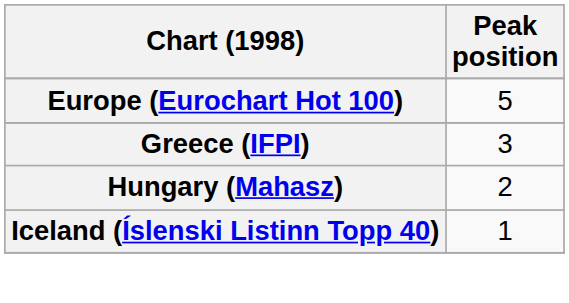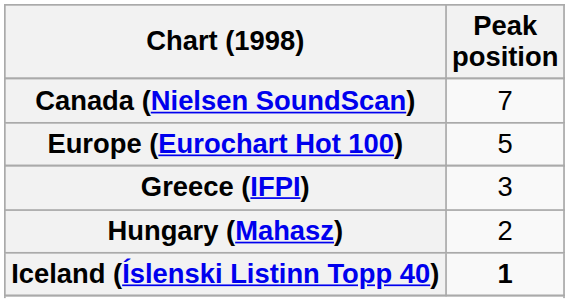+ row: (225, 100)
(505, 230) normal -> (505, 273) bold
